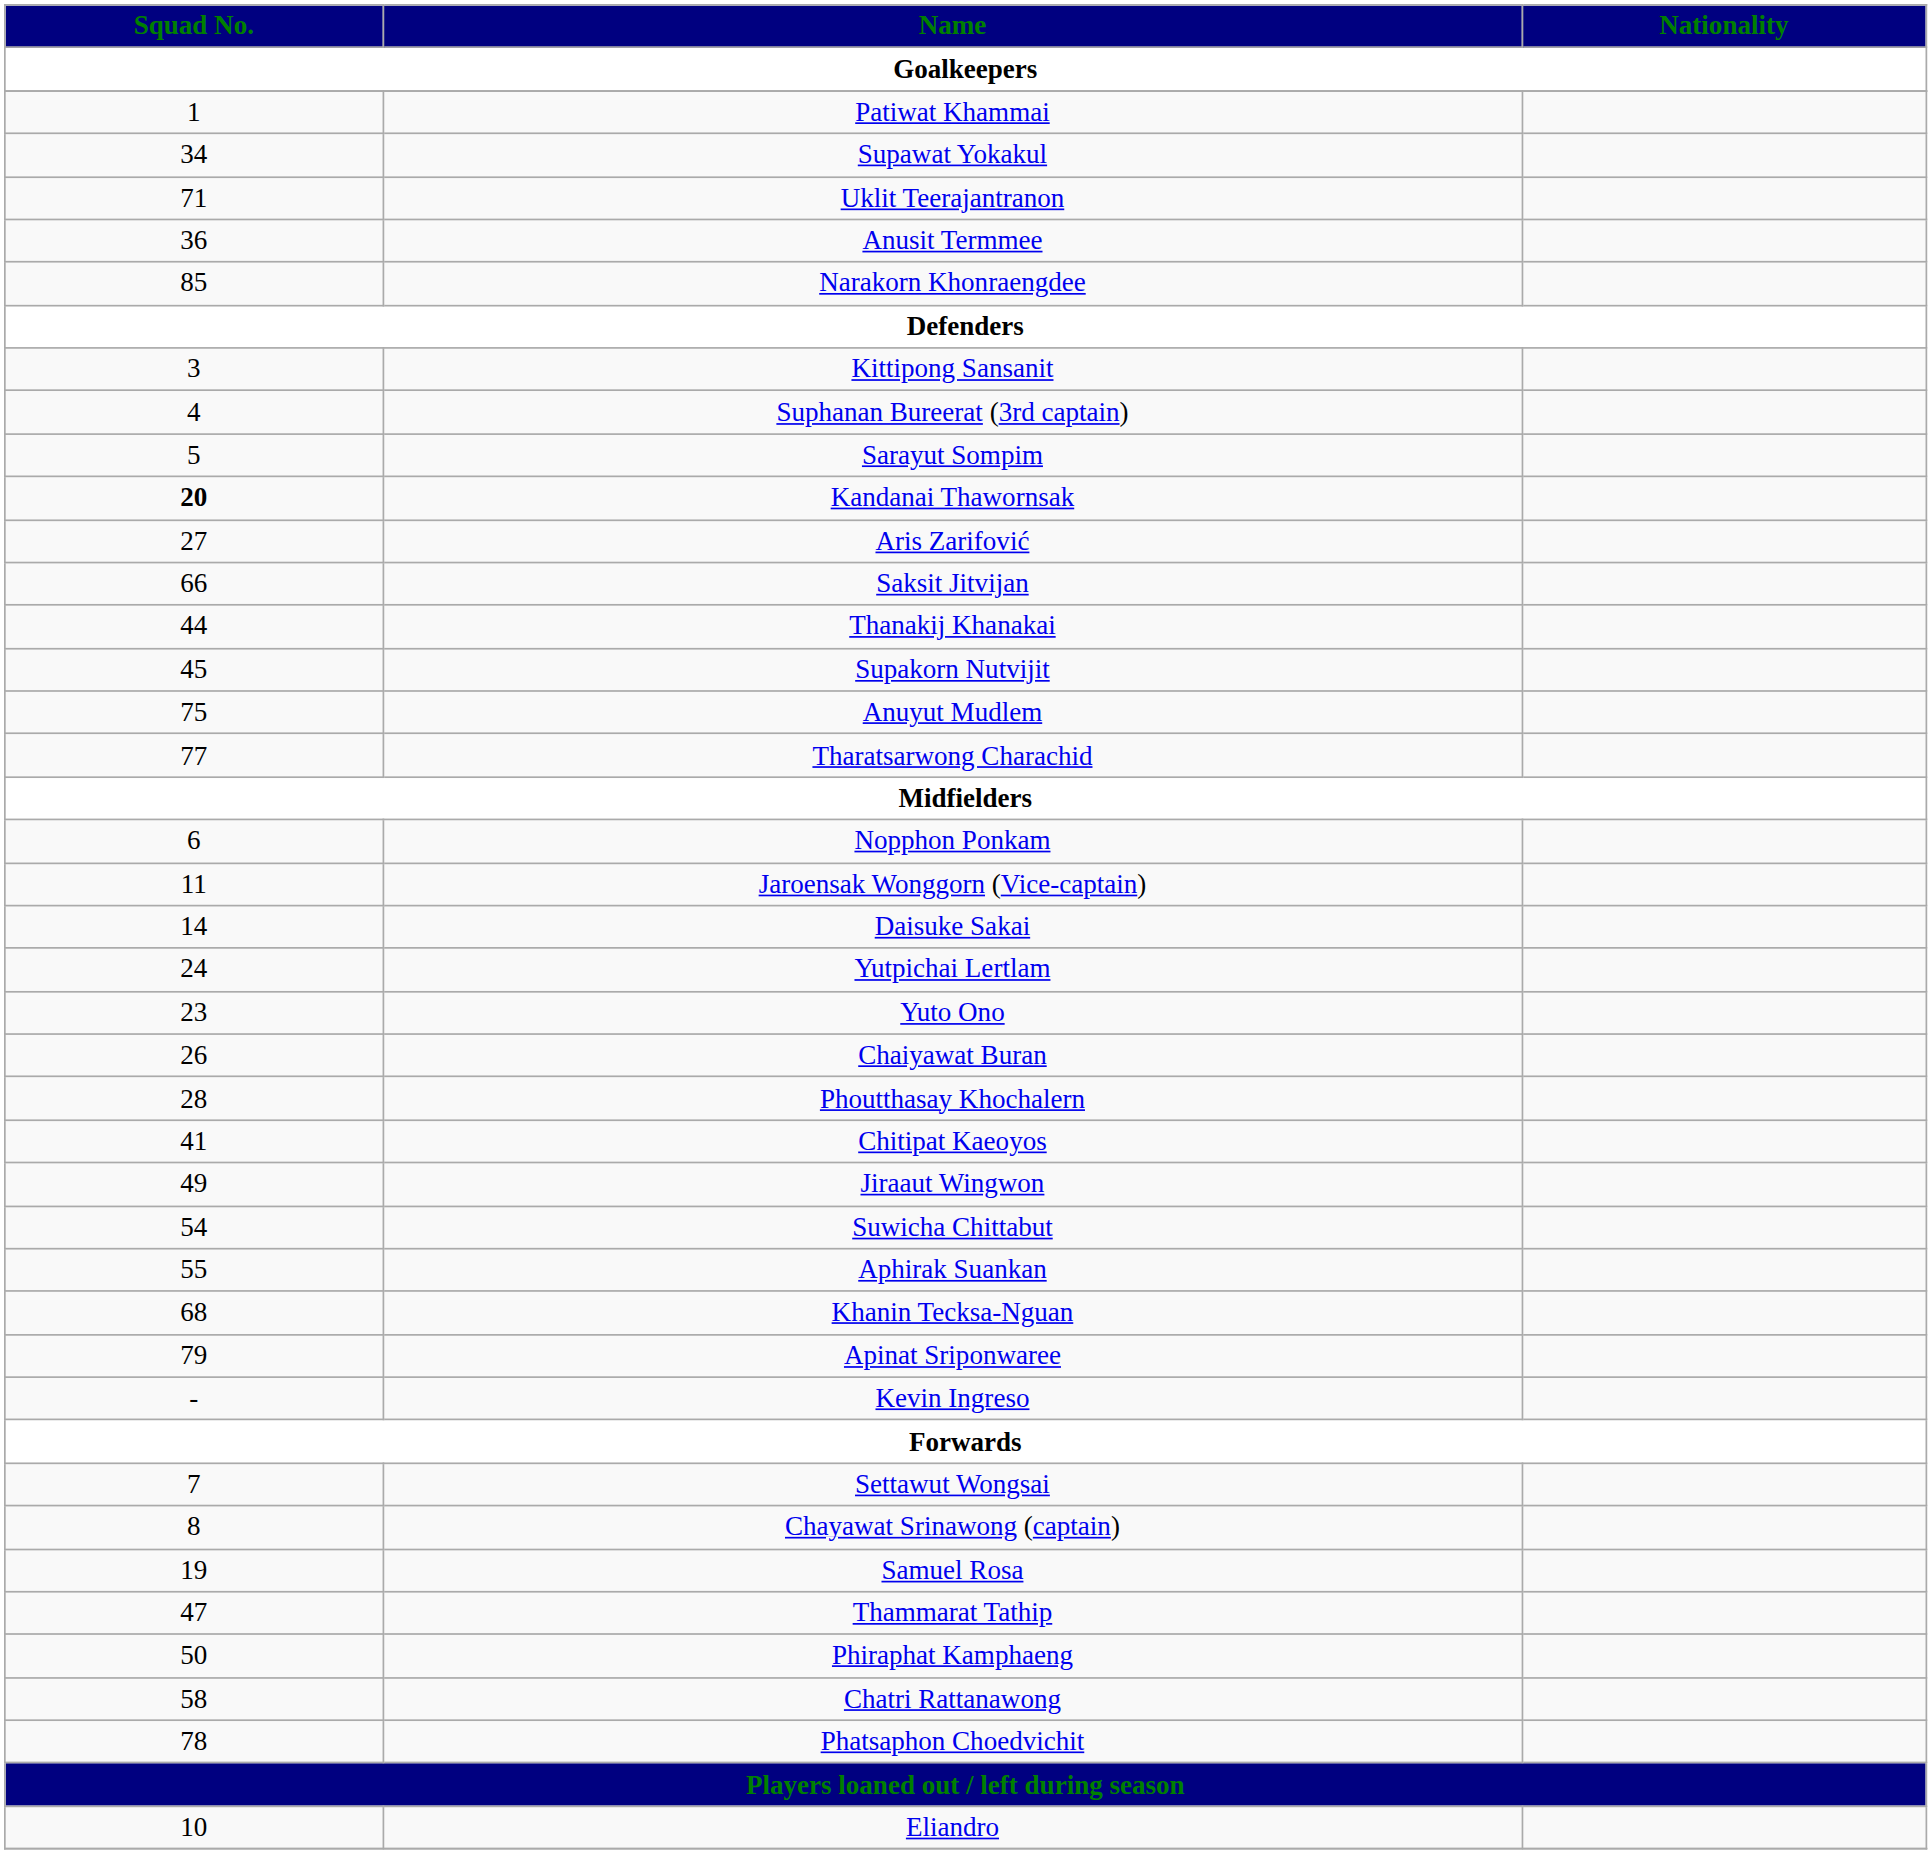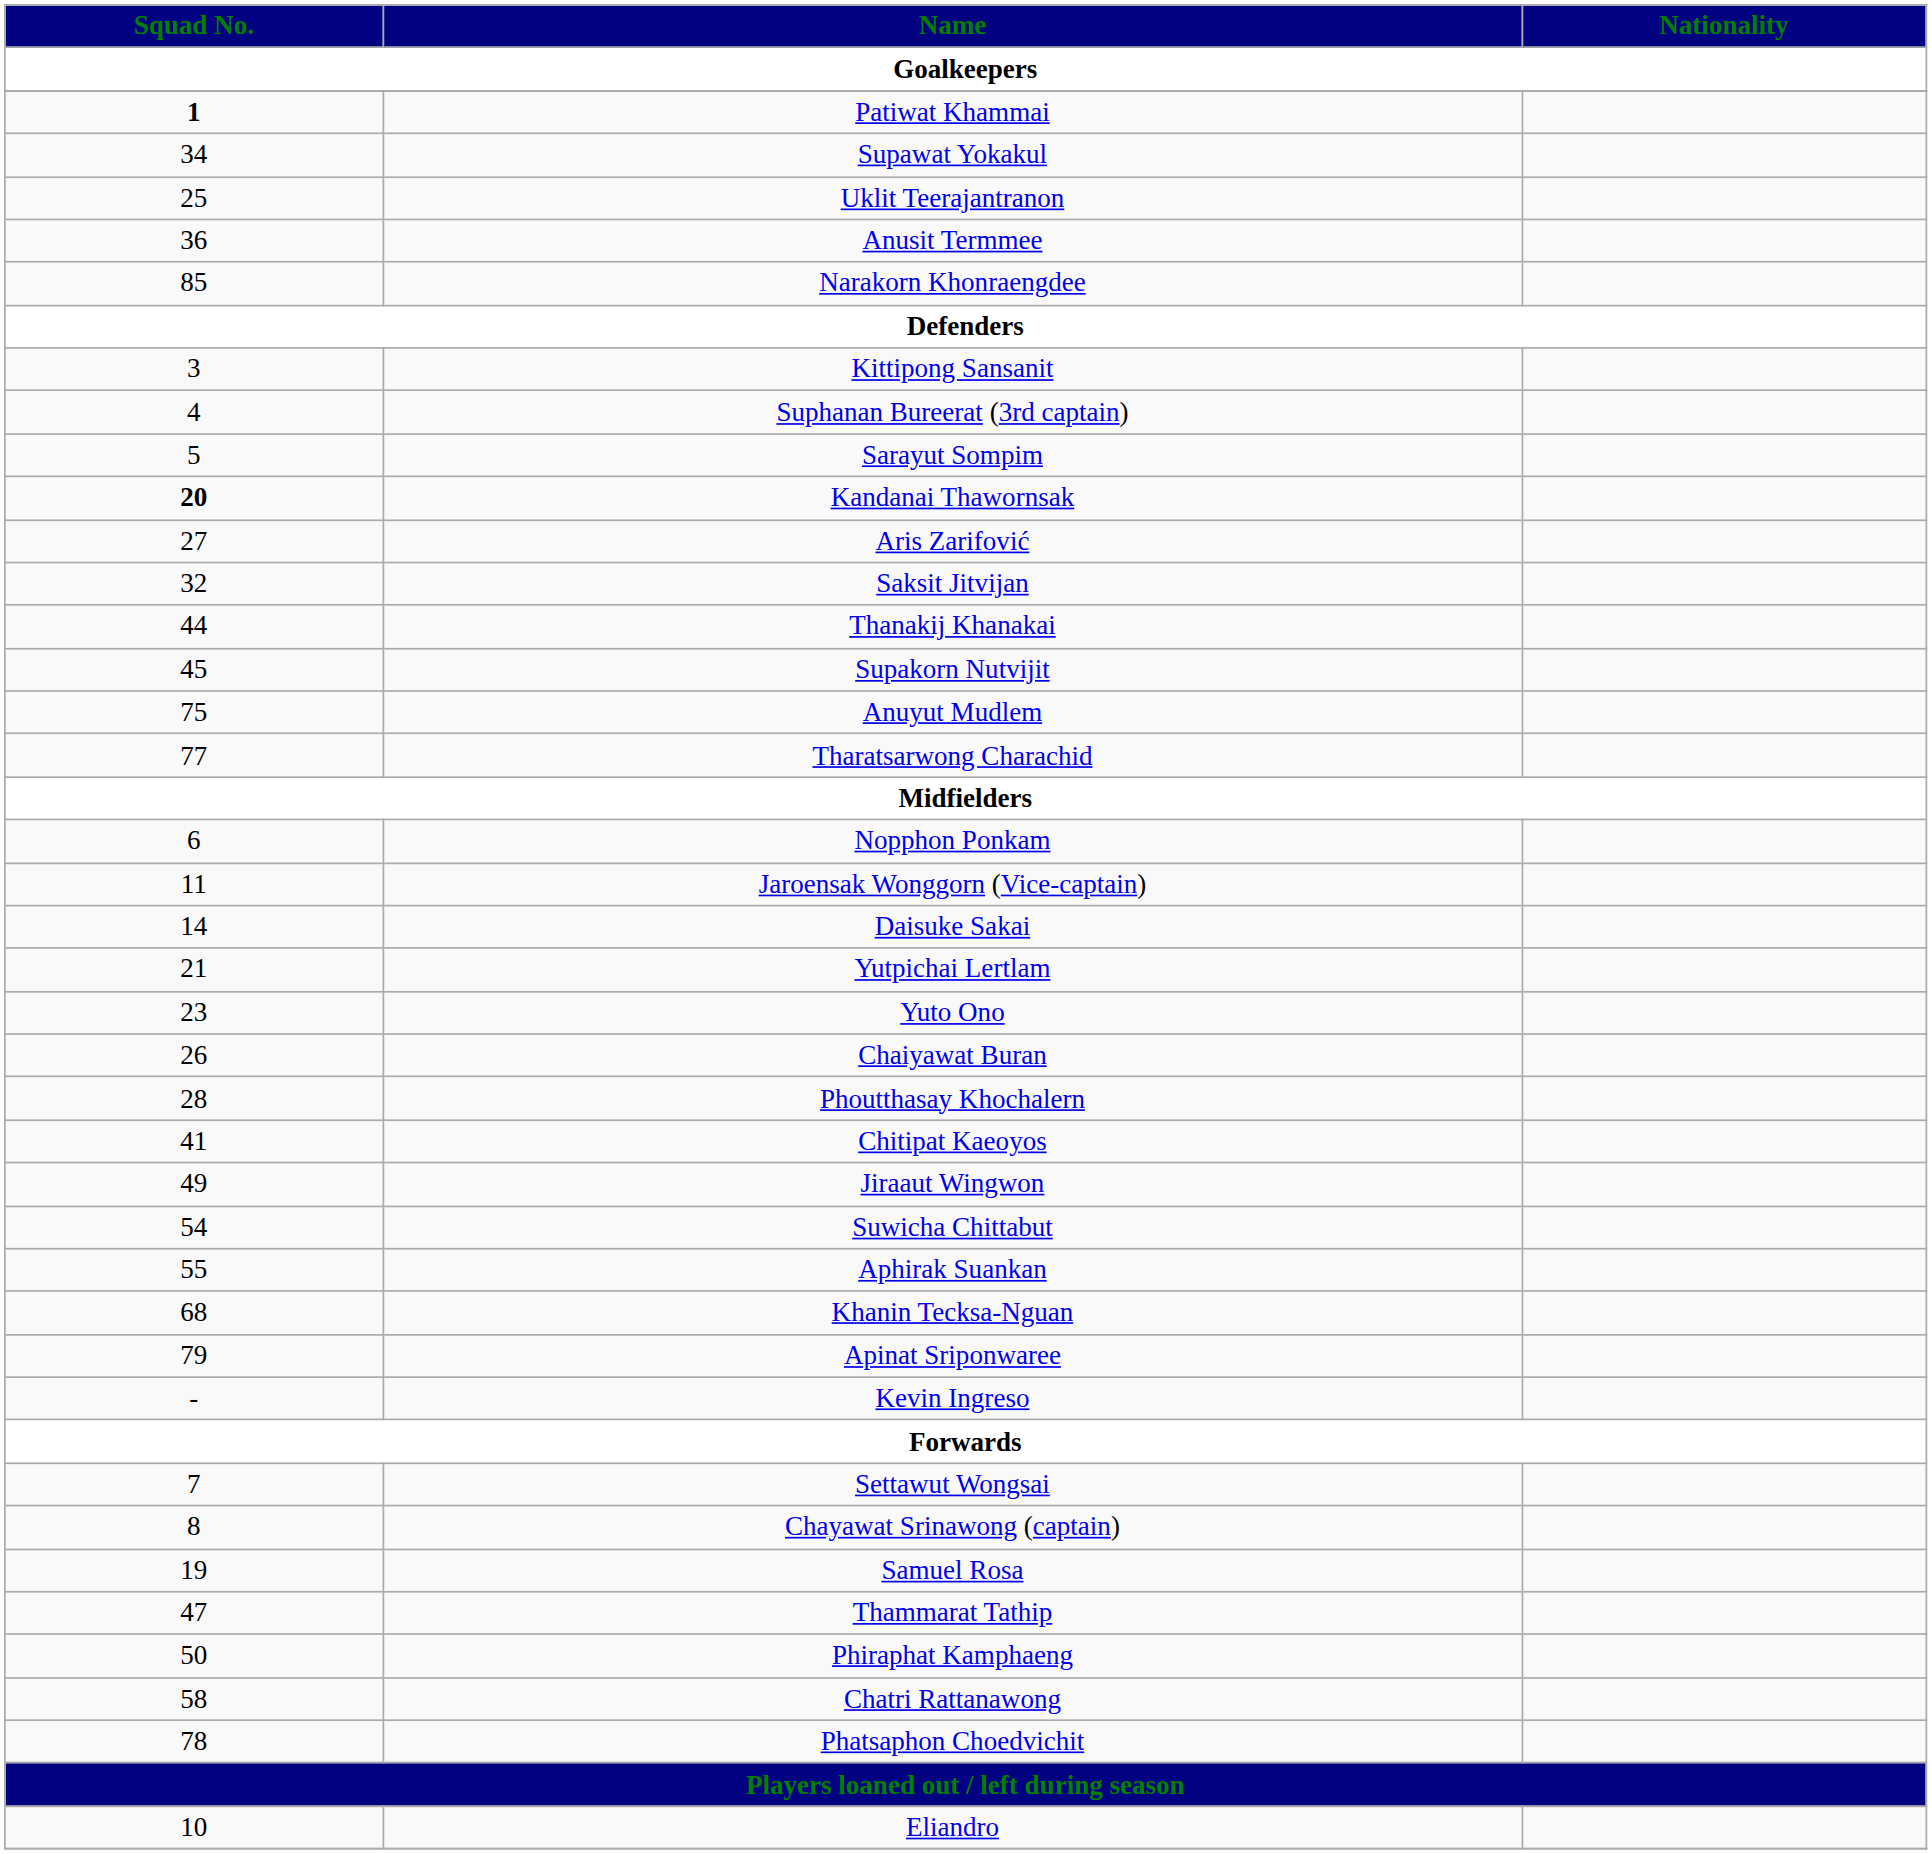(194, 111) normal -> (194, 111) bold
(194, 197) 71 -> (194, 197) 25
(194, 583) 66 -> (194, 583) 32
(194, 969) 24 -> (194, 969) 21
